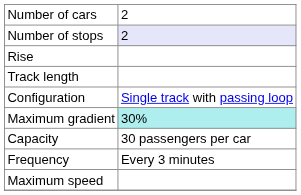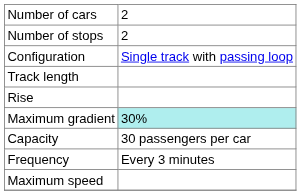(125, 35) lavender background -> (125, 35) no background
rows swapped: (46, 97) <-> (21, 56)
